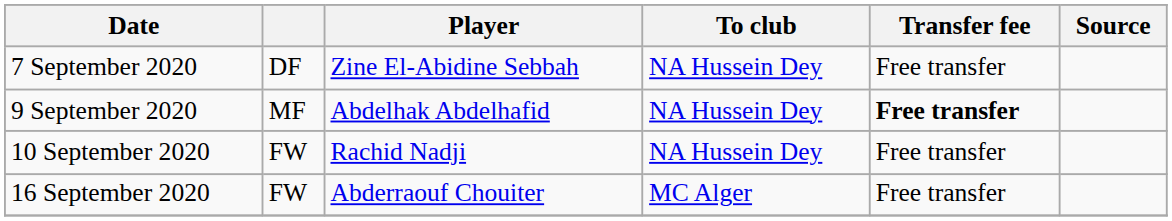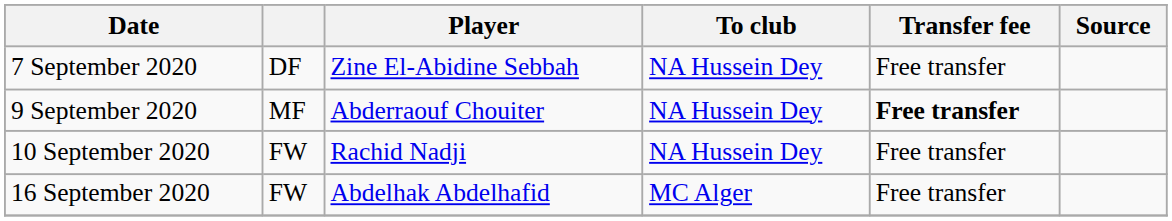(440, 109) Abdelhak Abdelhafid -> (437, 109) Abderraouf Chouiter
(437, 193) Abderraouf Chouiter -> (440, 193) Abdelhak Abdelhafid
